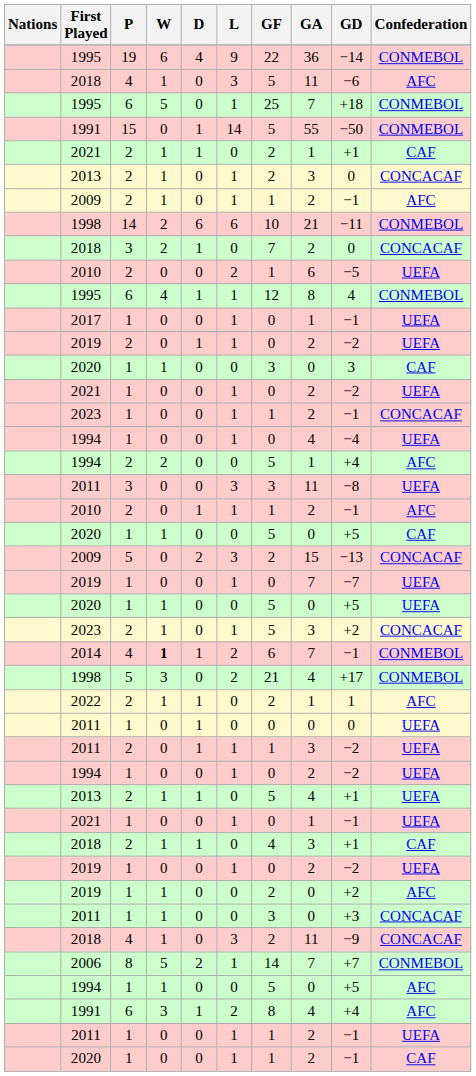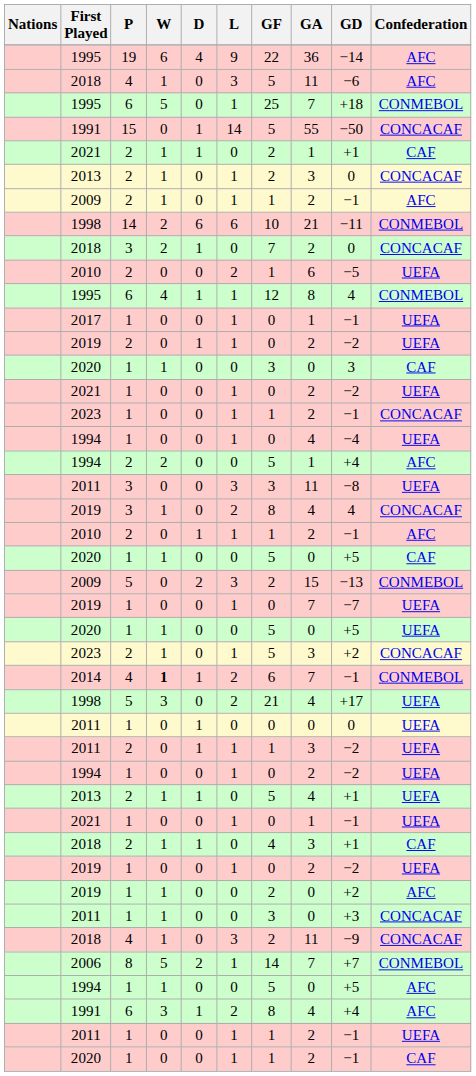(421, 57) CONMEBOL -> (421, 57) AFC
(421, 128) CONMEBOL -> (421, 128) CONCACAF
+ row: (86, 510)
(421, 558) CONCACAF -> (421, 581) CONMEBOL
(421, 677) CONMEBOL -> (421, 701) UEFA
- row: (86, 701)
